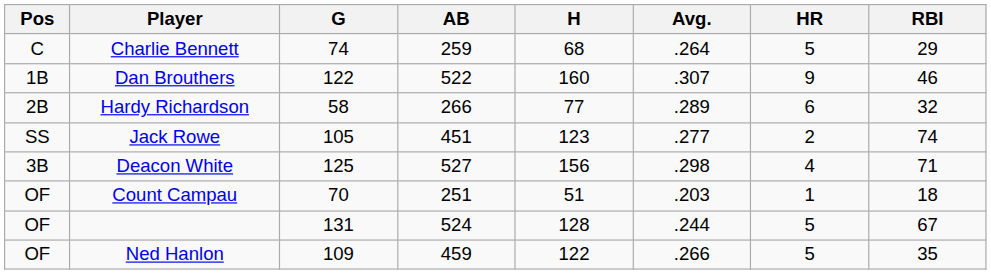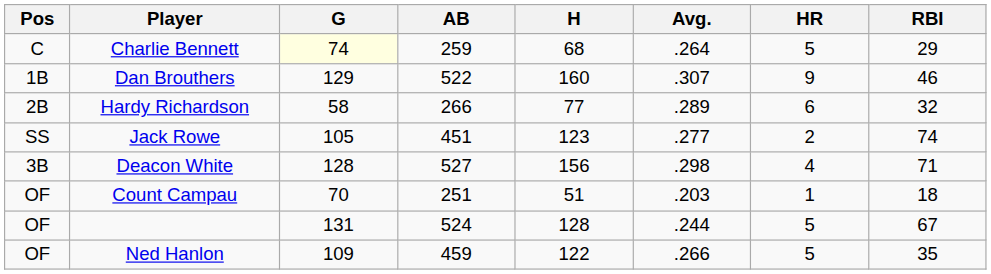(338, 48) no background -> (338, 48) lightyellow background
(338, 78) 122 -> (338, 78) 129
(338, 166) 125 -> (338, 166) 128
